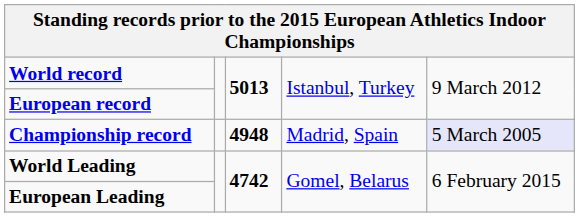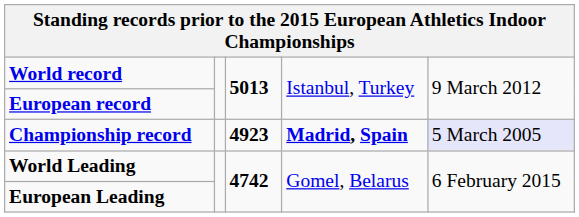(249, 134) 4948 -> (249, 134) 4923
(342, 134) normal -> (347, 134) bold
